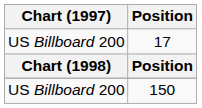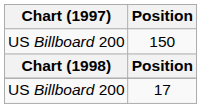rows swapped: (162, 90) <-> (162, 41)
